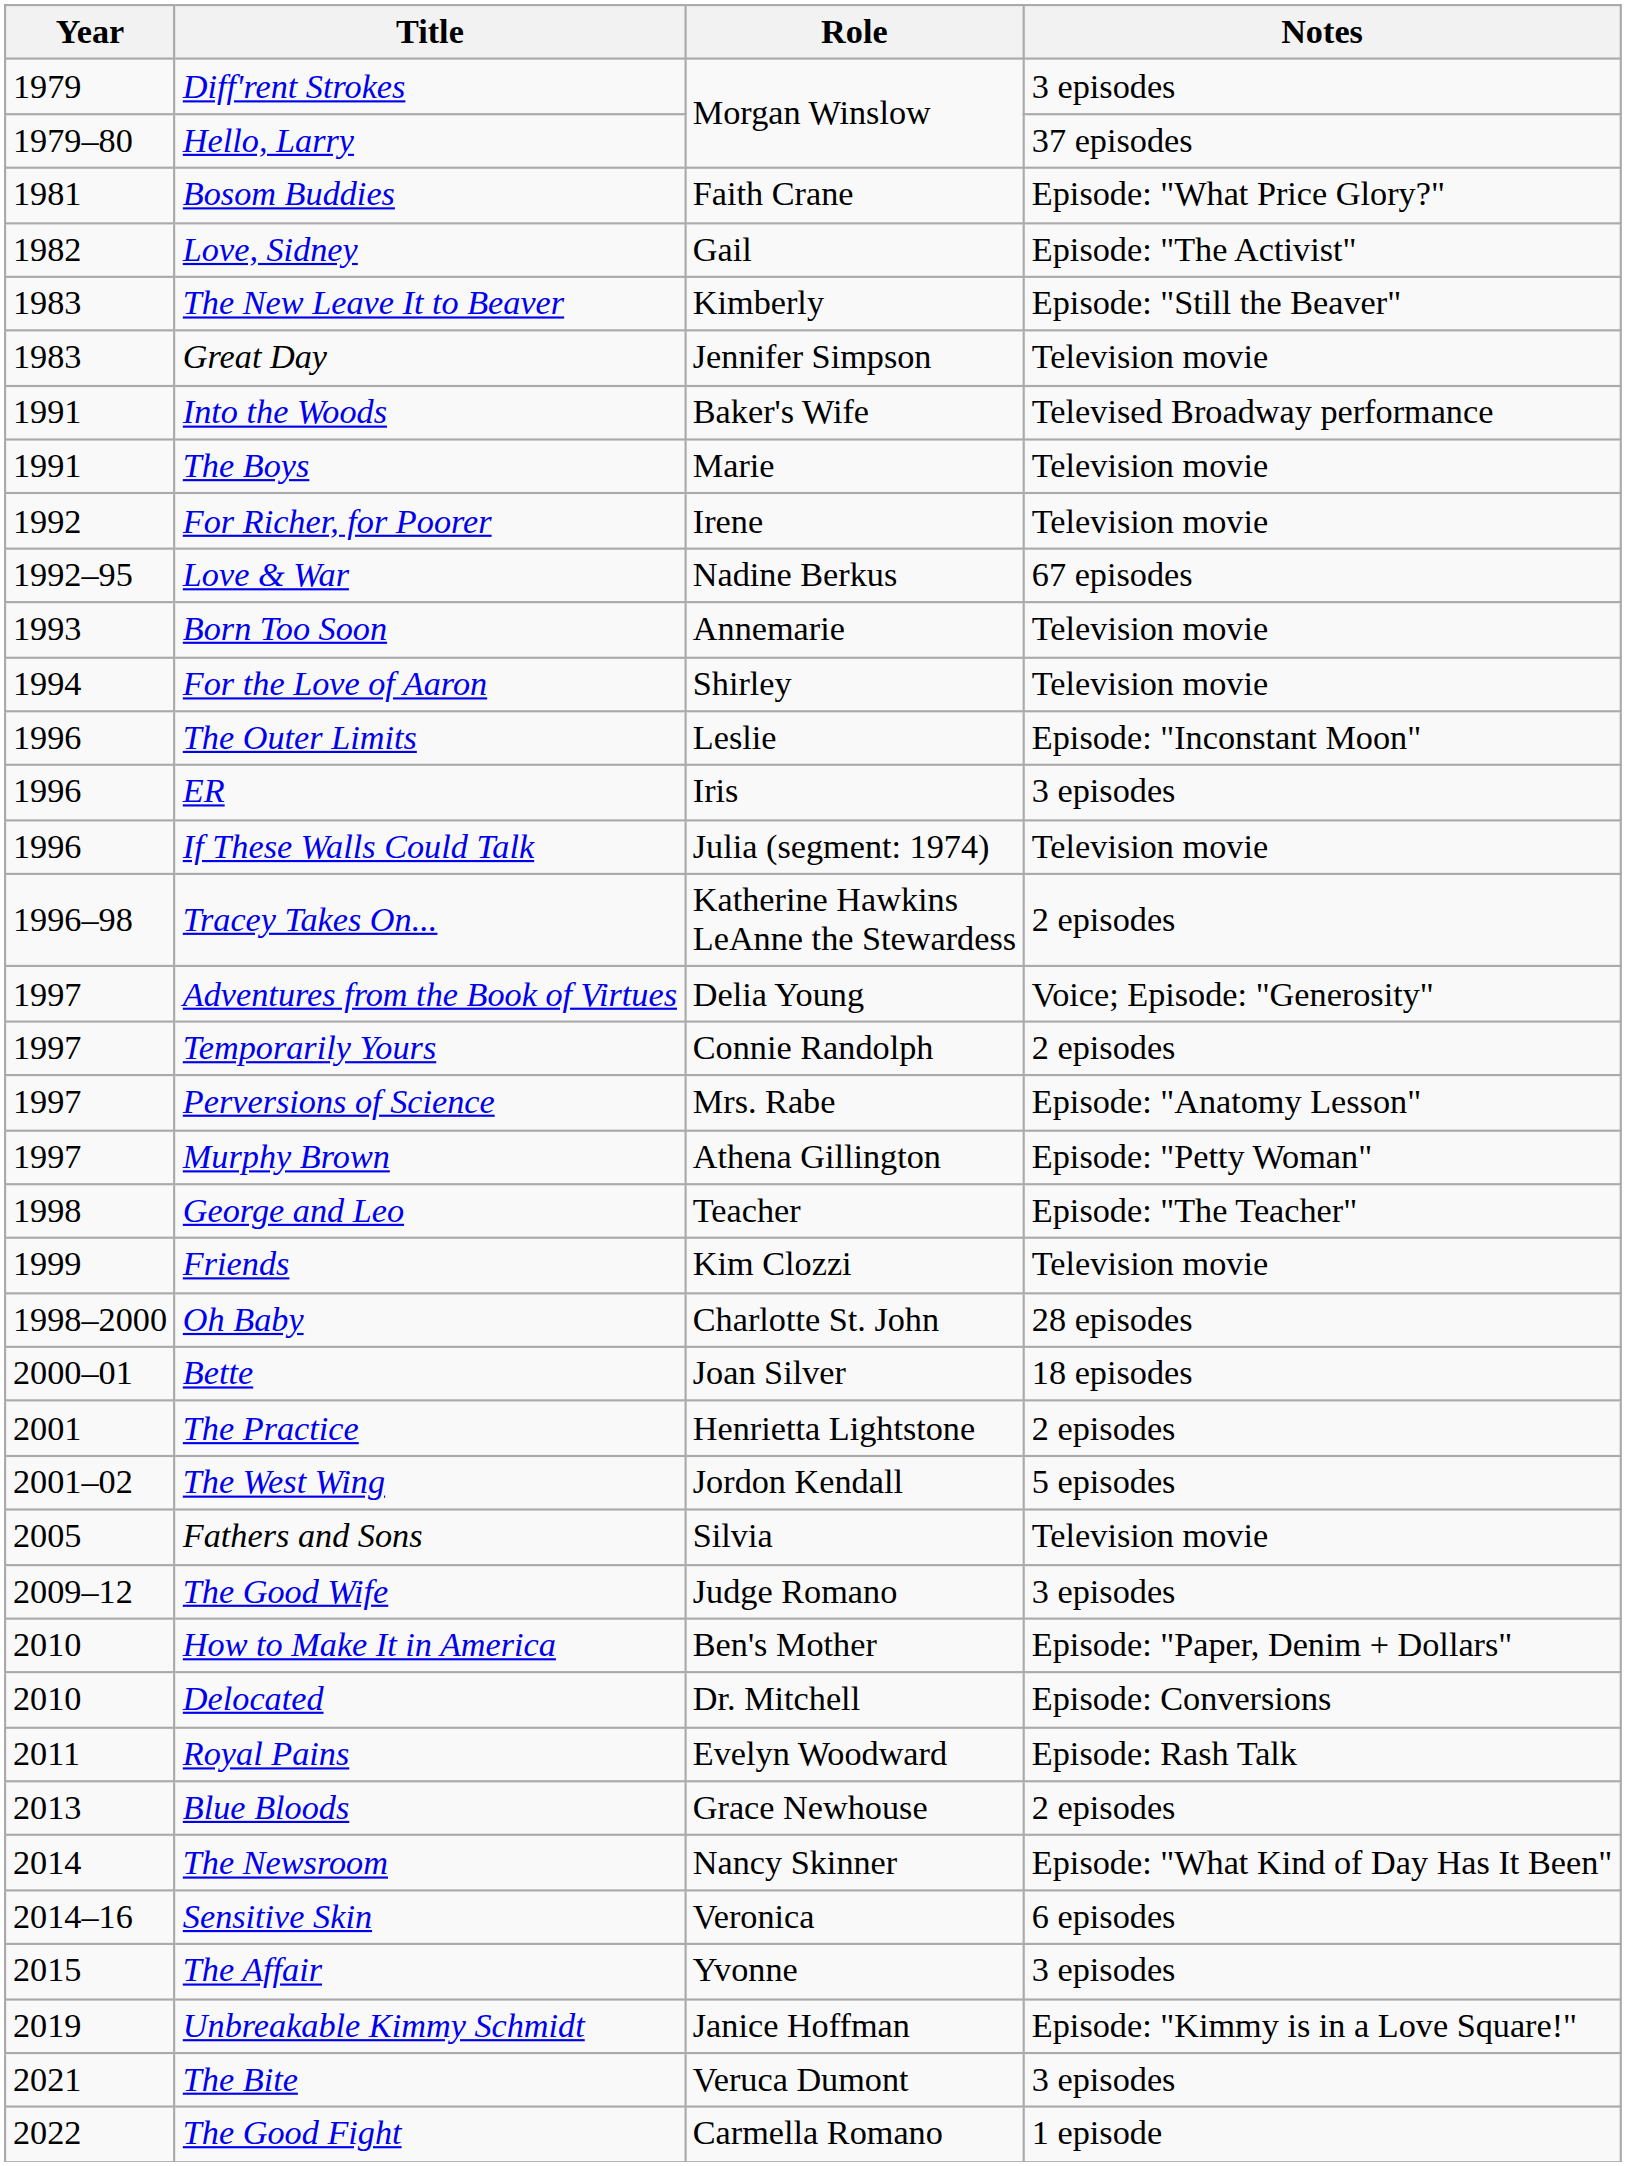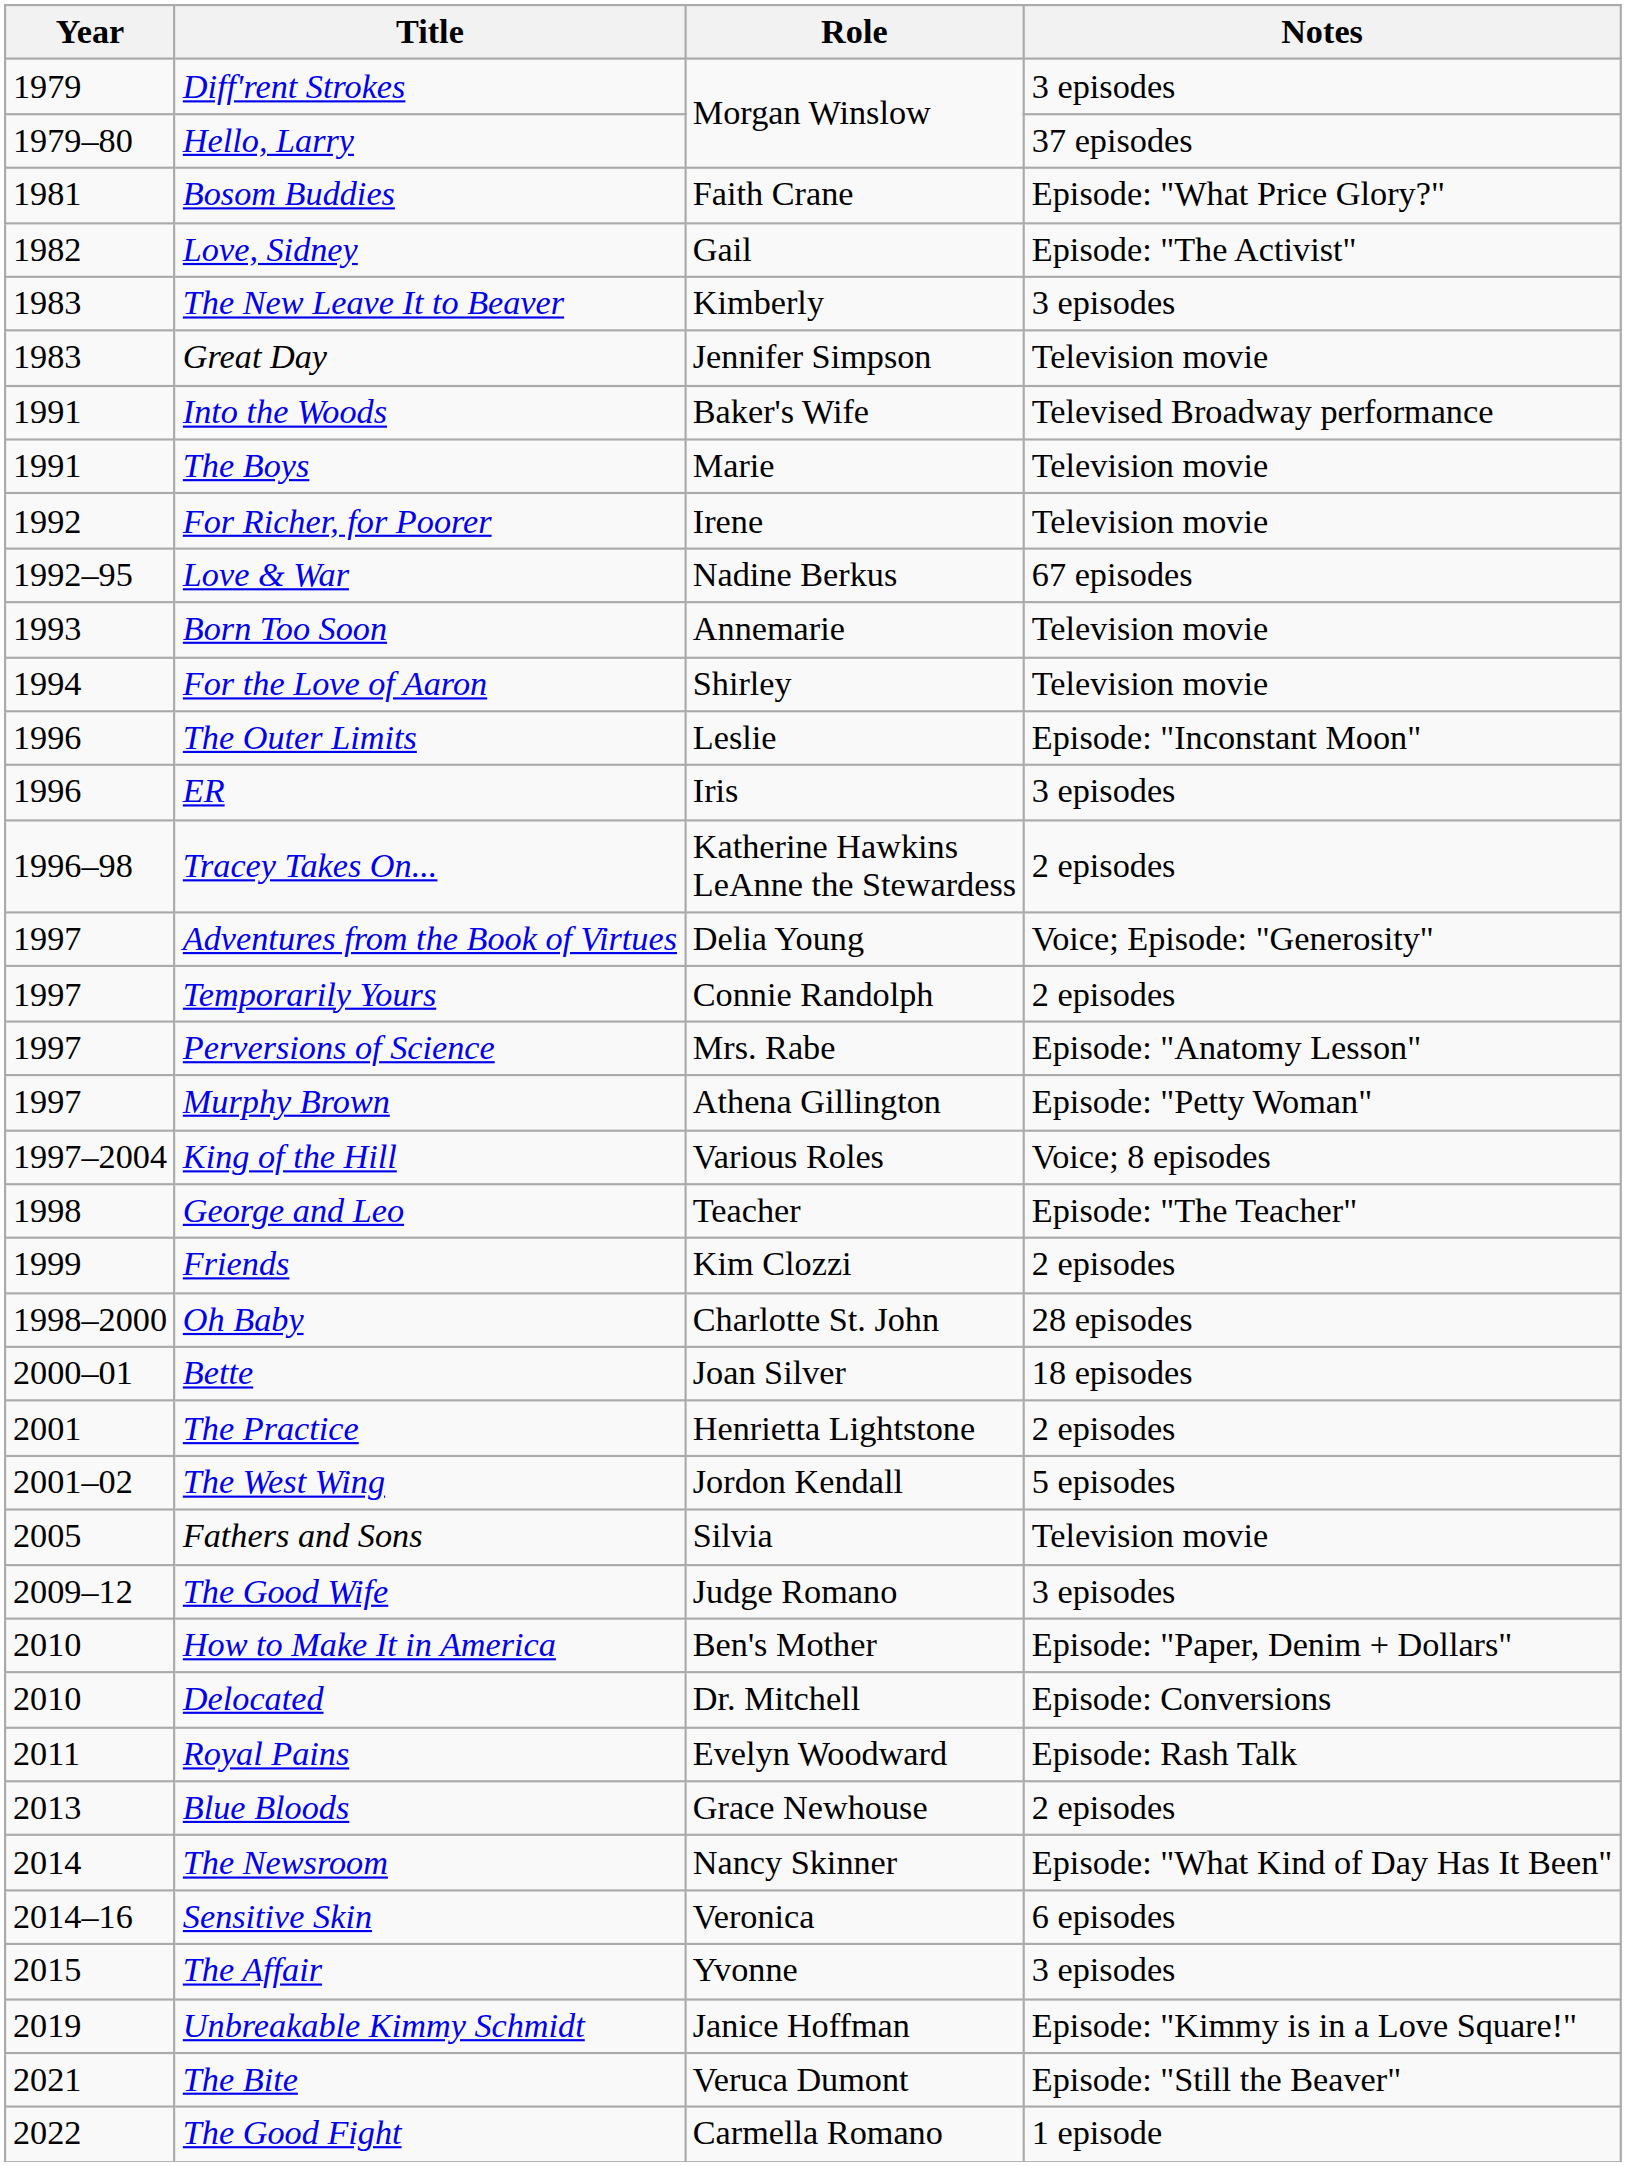(1217, 303) Episode: "Still the Beaver" -> (1104, 303) 3 episodes
- row: (358, 846)
+ row: (290, 1156)
(1150, 1264) Television movie -> (1104, 1264) 2 episodes
(1104, 2079) 3 episodes -> (1217, 2079) Episode: "Still the Beaver"
